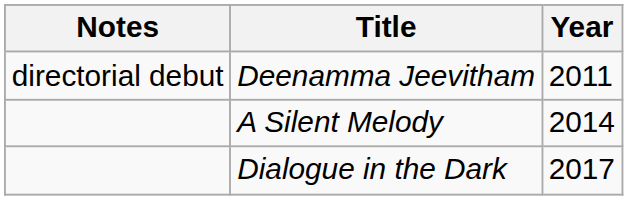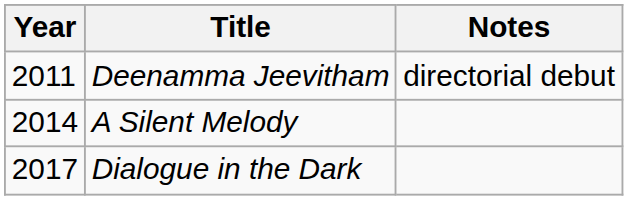columns swapped: (582, 28) <-> (118, 28)
